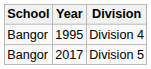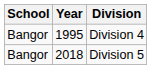(69, 54) 2017 -> (69, 54) 2018
